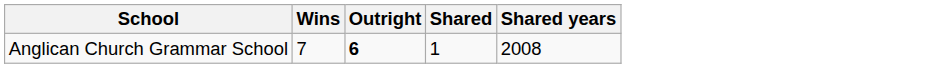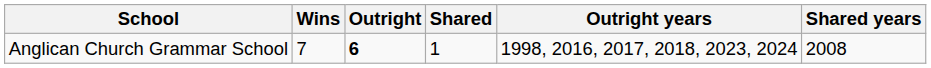+ column: (649, 19)
